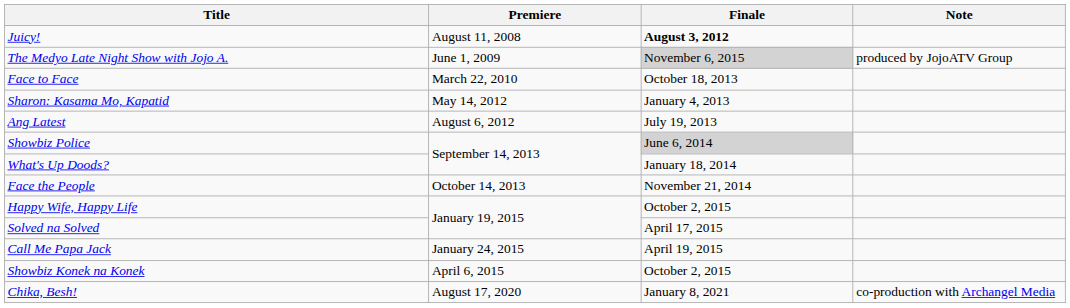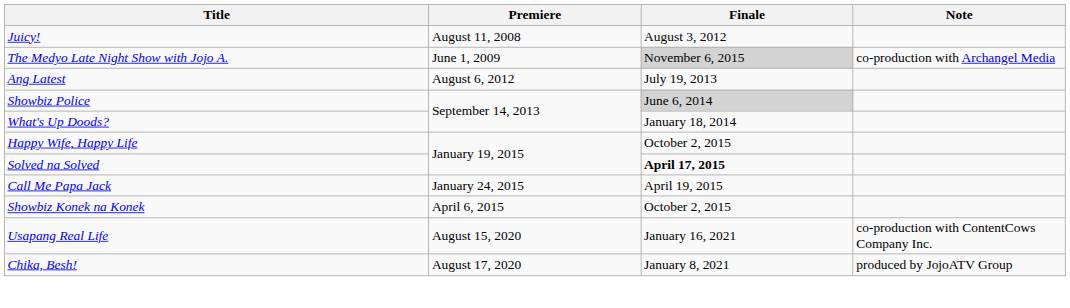(686, 36) bold -> (685, 36) normal
(934, 57) produced by JojoATV Group -> (956, 57) co-production with Archangel Media
- row: (43, 79)
- row: (88, 100)
- row: (51, 185)
(683, 228) normal -> (685, 164) bold
+ row: (58, 235)
(956, 292) co-production with Archangel Media -> (934, 264) produced by JojoATV Group
